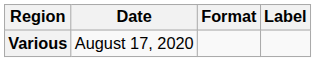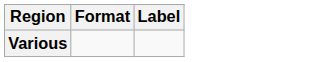- column: (134, 17)
